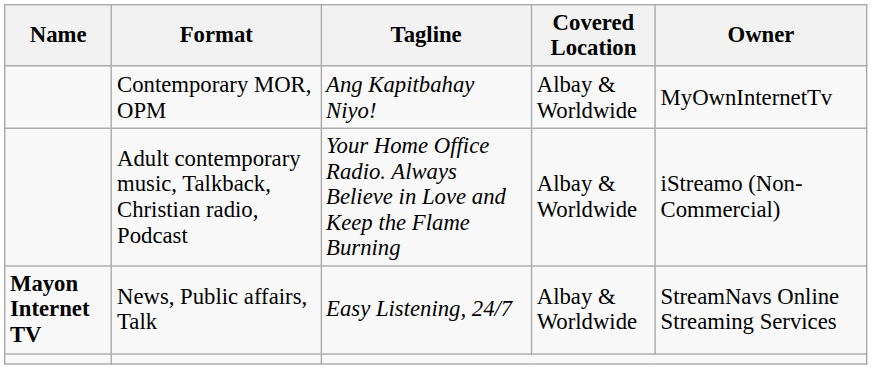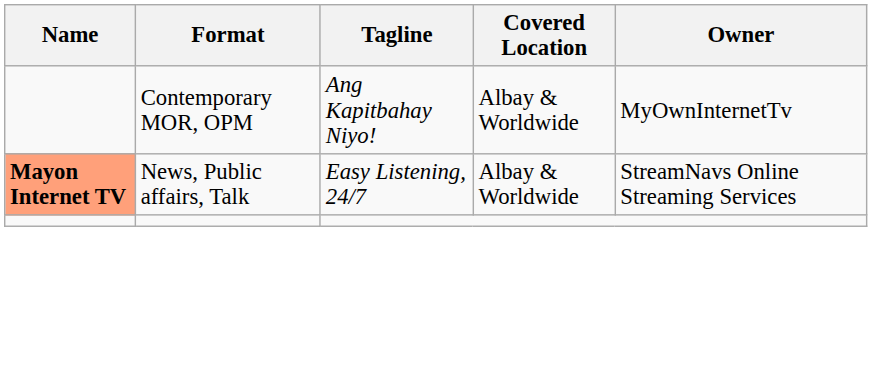- row: (209, 196)
(50, 309) no background -> (68, 184) lightsalmon background
